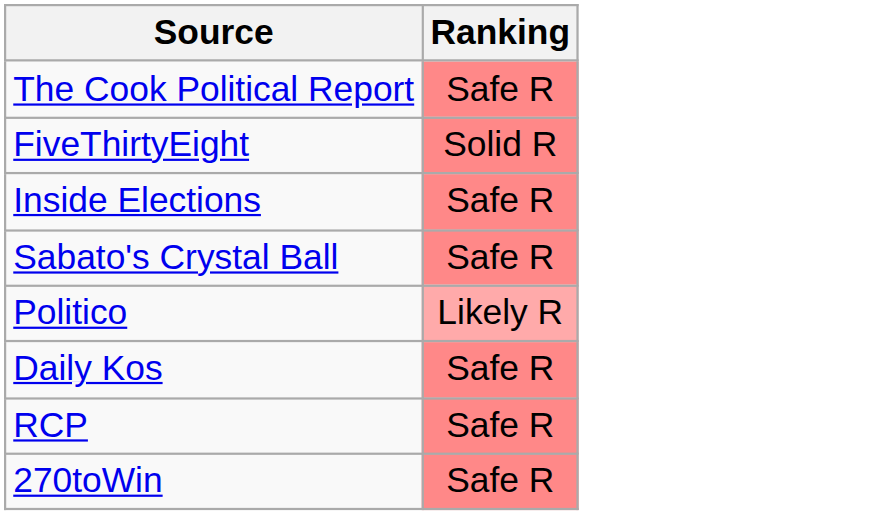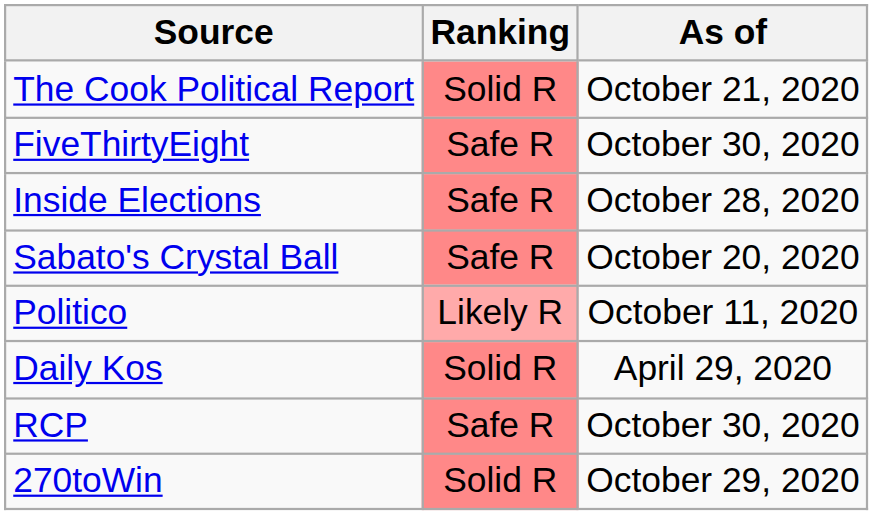+ column: (723, 32)
(500, 88) Safe R -> (500, 88) Solid R
(500, 144) Solid R -> (500, 144) Safe R
(500, 369) Safe R -> (500, 369) Solid R
(500, 481) Safe R -> (500, 481) Solid R
